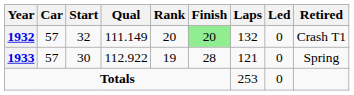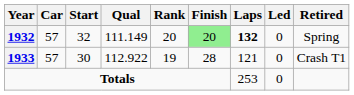(248, 36) normal -> (248, 36) bold
(321, 36) Crash T1 -> (321, 36) Spring
(321, 57) Spring -> (321, 57) Crash T1
